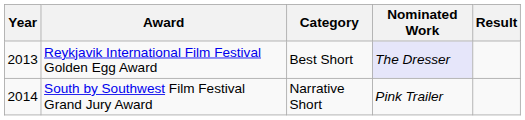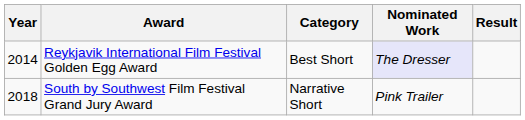(23, 59) 2013 -> (23, 59) 2014
(23, 96) 2014 -> (23, 96) 2018
